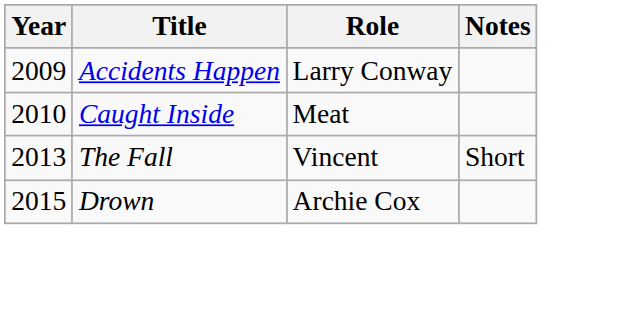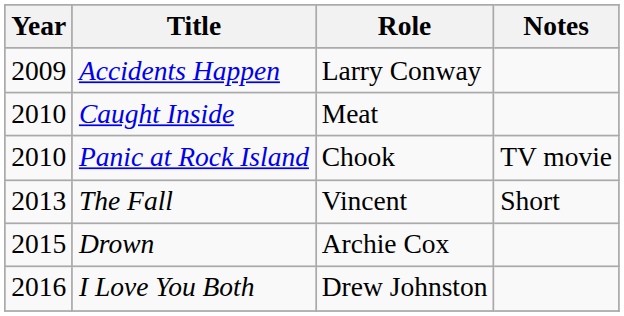+ row: (194, 157)
+ row: (167, 288)
